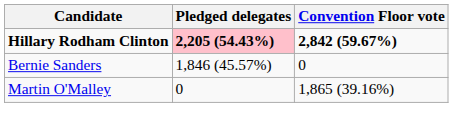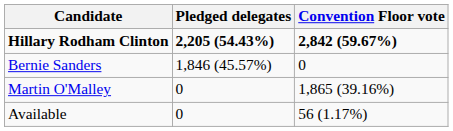(225, 41) pink background -> (225, 41) no background
+ row: (37, 114)
